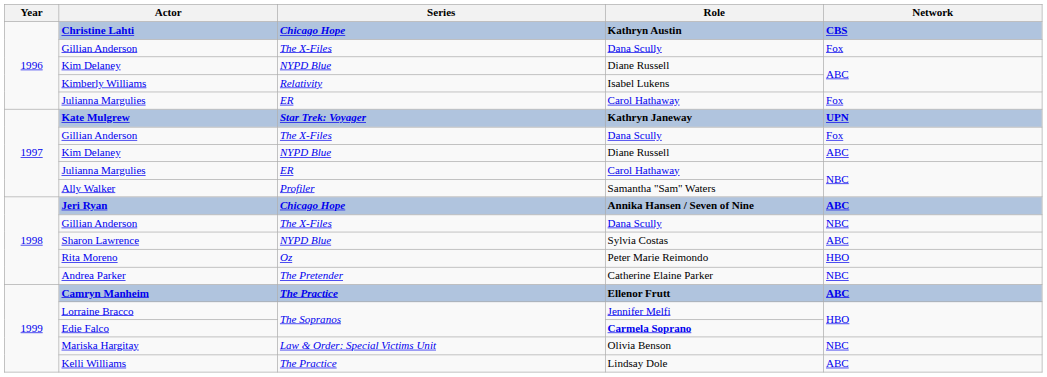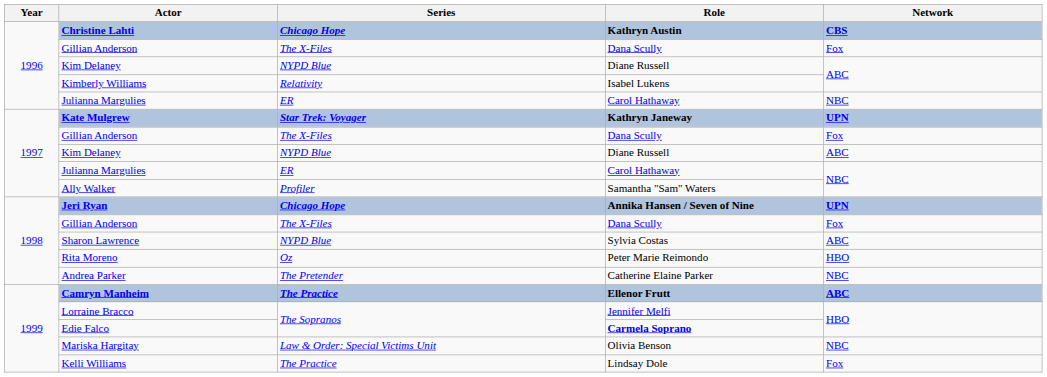(835, 100) Fox -> (837, 100) NBC
(838, 205) ABC -> (837, 205) UPN
(837, 223) NBC -> (835, 223) Fox
(837, 363) ABC -> (835, 363) Fox
